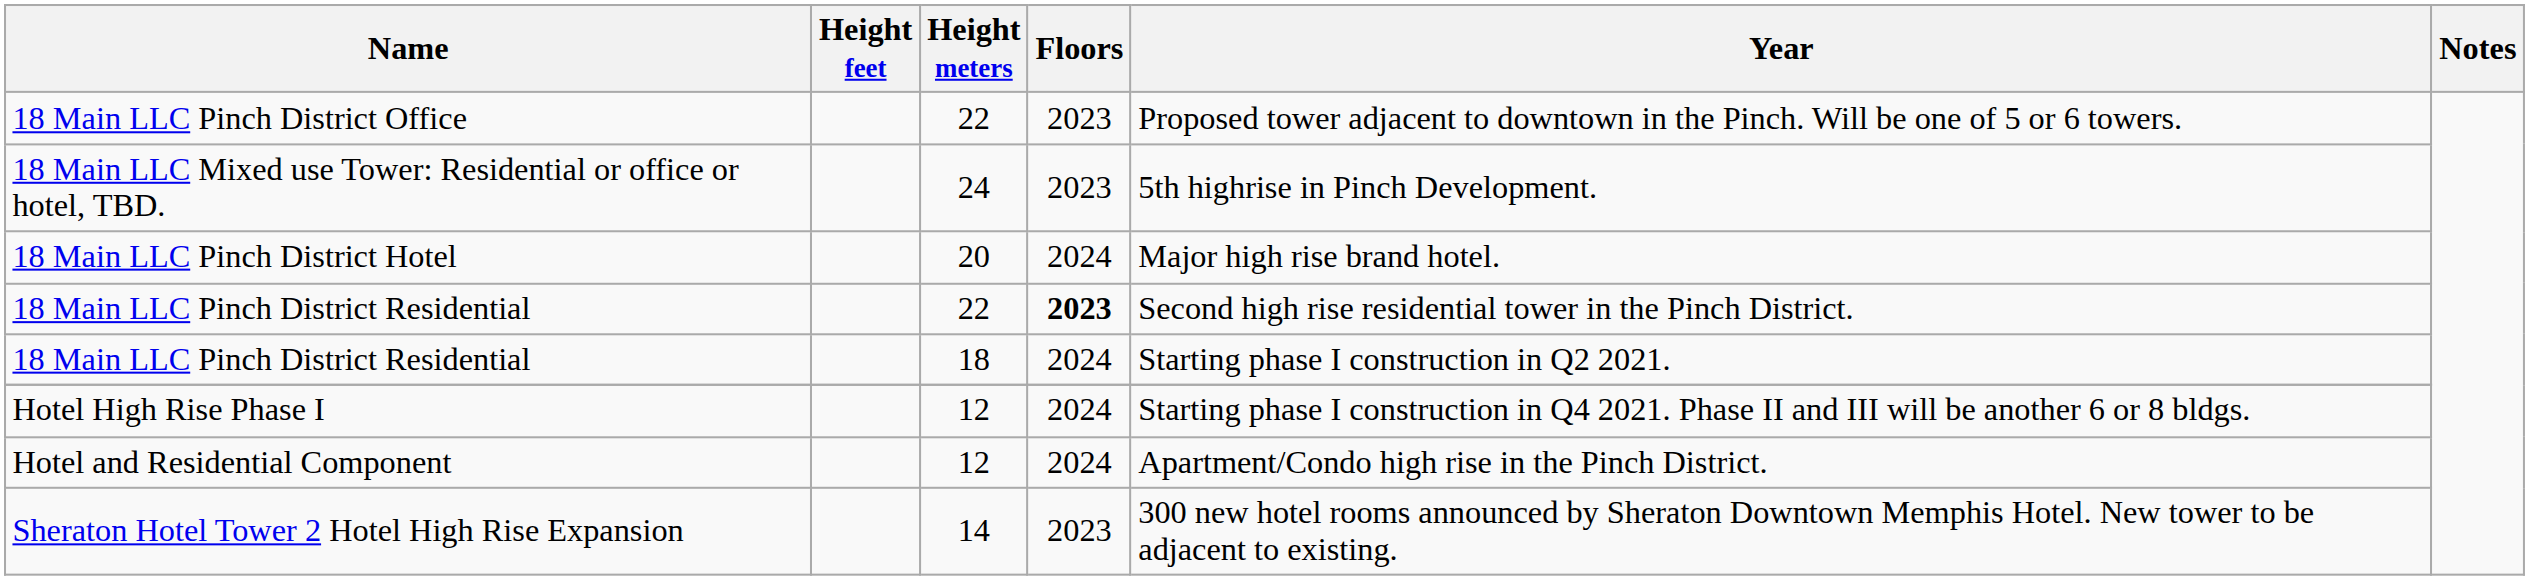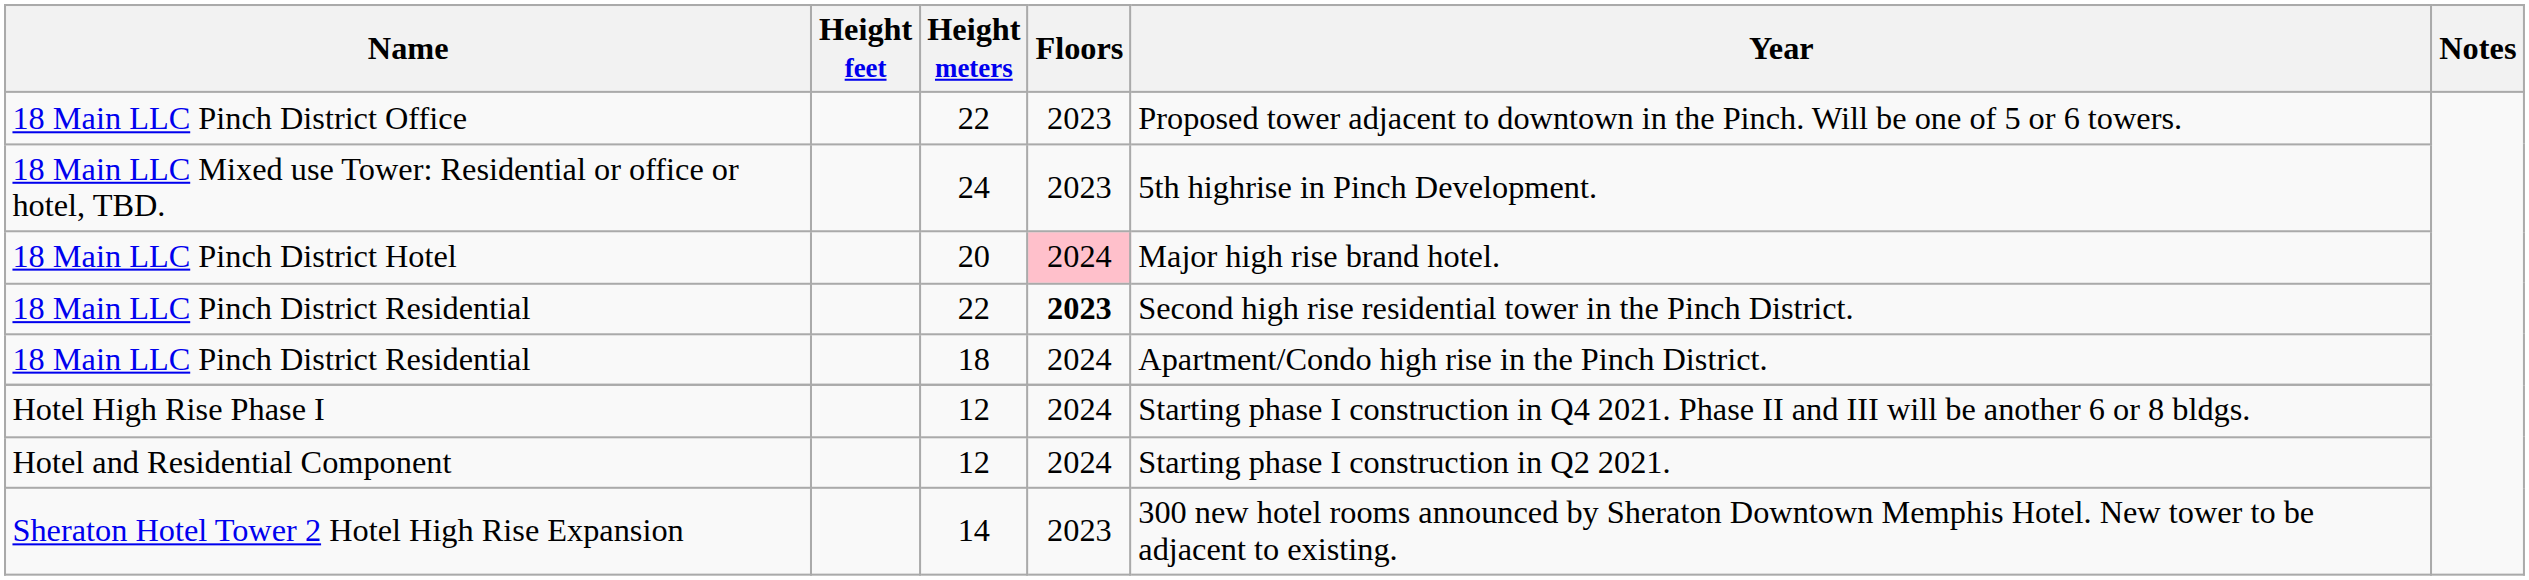(1079, 256) no background -> (1079, 256) pink background
(1404, 359) Starting phase I construction in Q2 2021. -> (1453, 359) Apartment/Condo high rise in the Pinch District.
(1453, 461) Apartment/Condo high rise in the Pinch District. -> (1404, 461) Starting phase I construction in Q2 2021.
